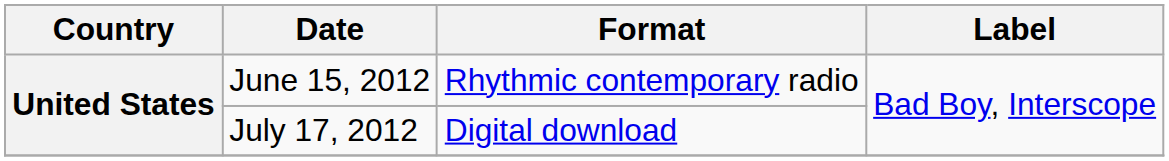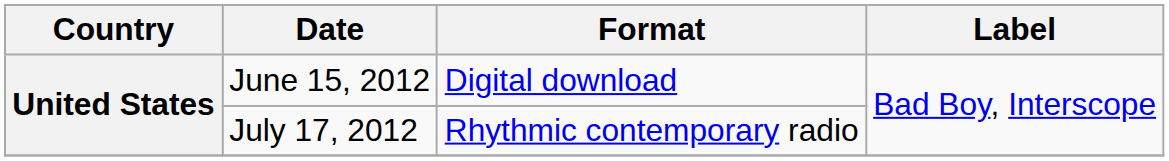(652, 79) Rhythmic contemporary radio -> (561, 79) Digital download
(561, 130) Digital download -> (652, 130) Rhythmic contemporary radio
